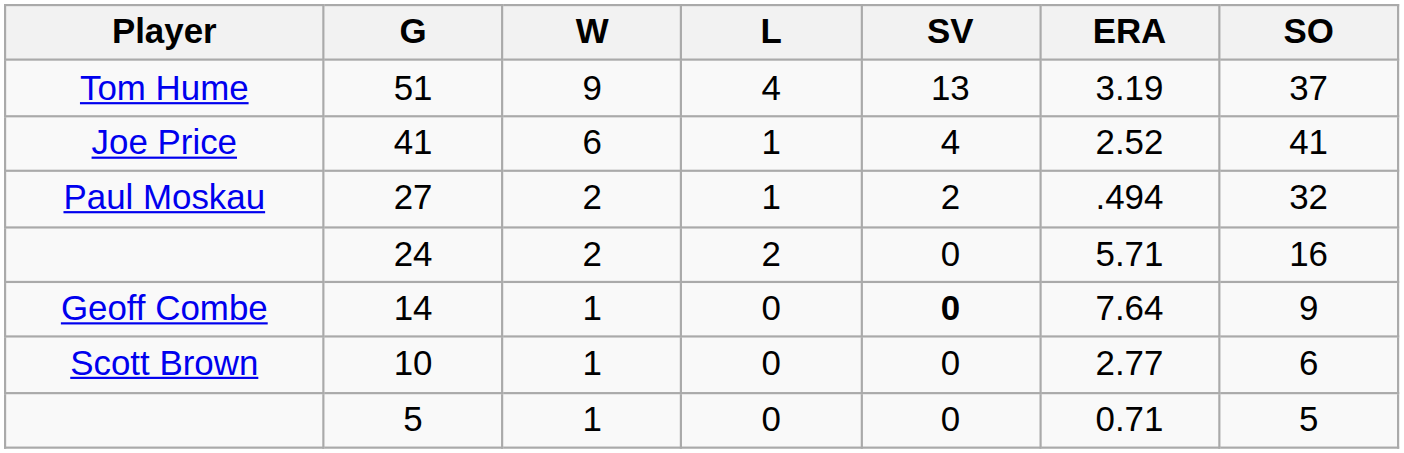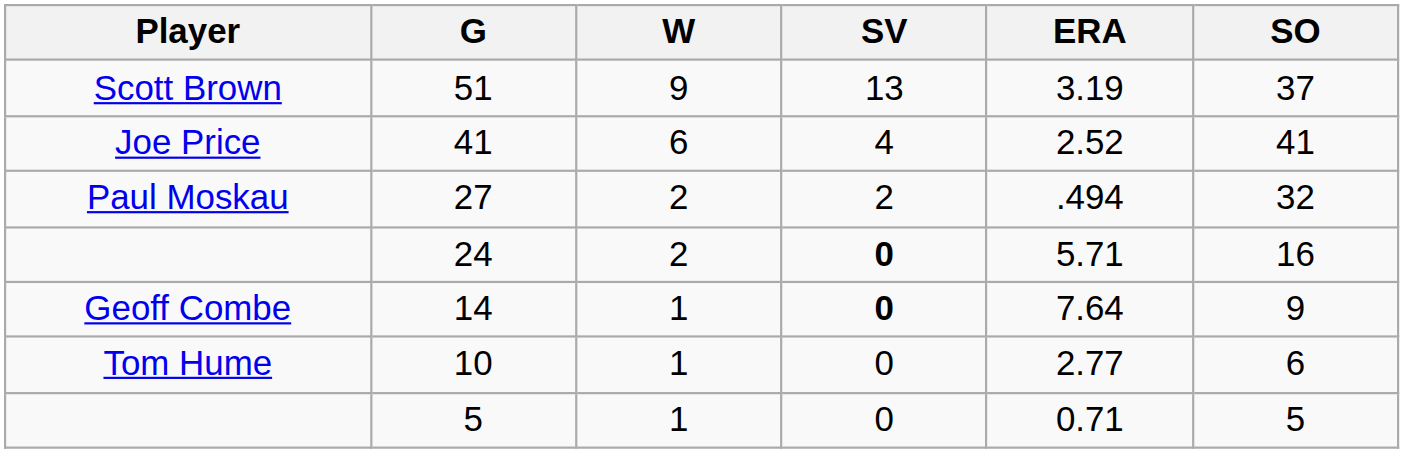- column: (771, 32)
(164, 87) Tom Hume -> (188, 87) Scott Brown
(950, 253) normal -> (884, 253) bold
(164, 364) Scott Brown -> (188, 364) Tom Hume
